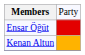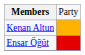rows swapped: (30, 43) <-> (28, 28)
